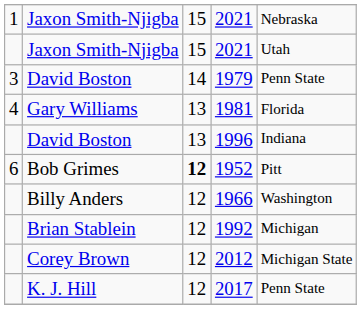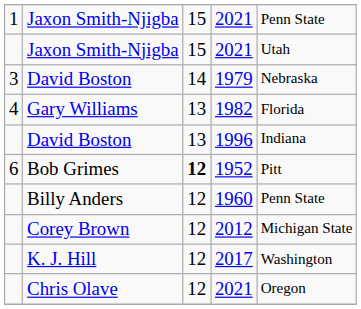(289, 19) Nebraska -> (293, 19) Penn State
(293, 79) Penn State -> (289, 79) Nebraska
(234, 109) 1981 -> (234, 109) 1982
(234, 199) 1966 -> (234, 199) 1960
(297, 199) Washington -> (293, 199) Penn State
- row: (14, 229)
(293, 288) Penn State -> (297, 259) Washington
+ row: (14, 289)
